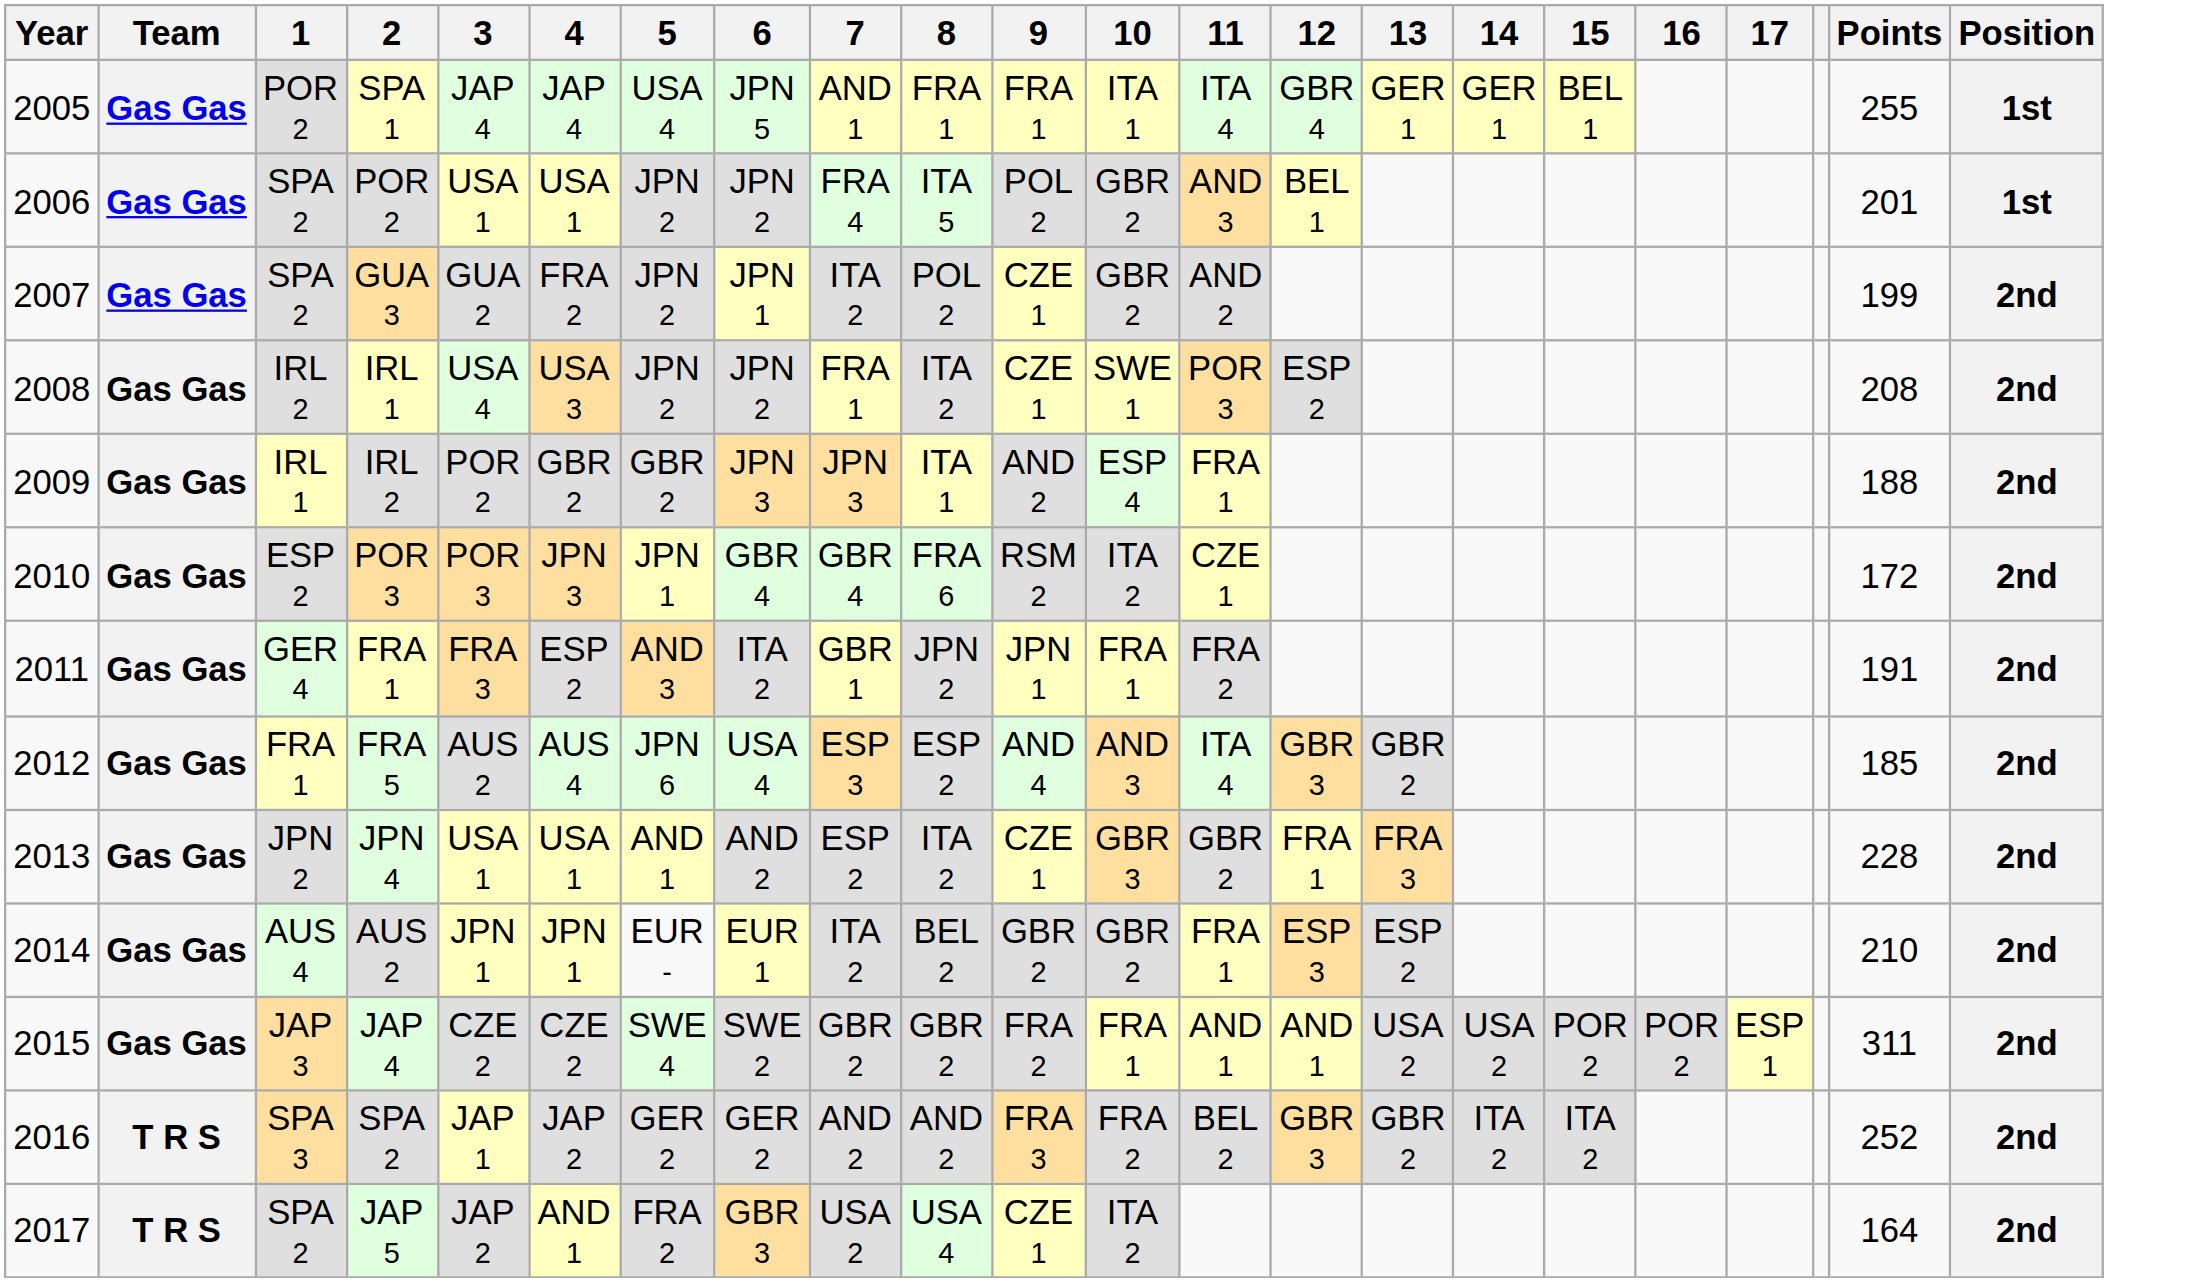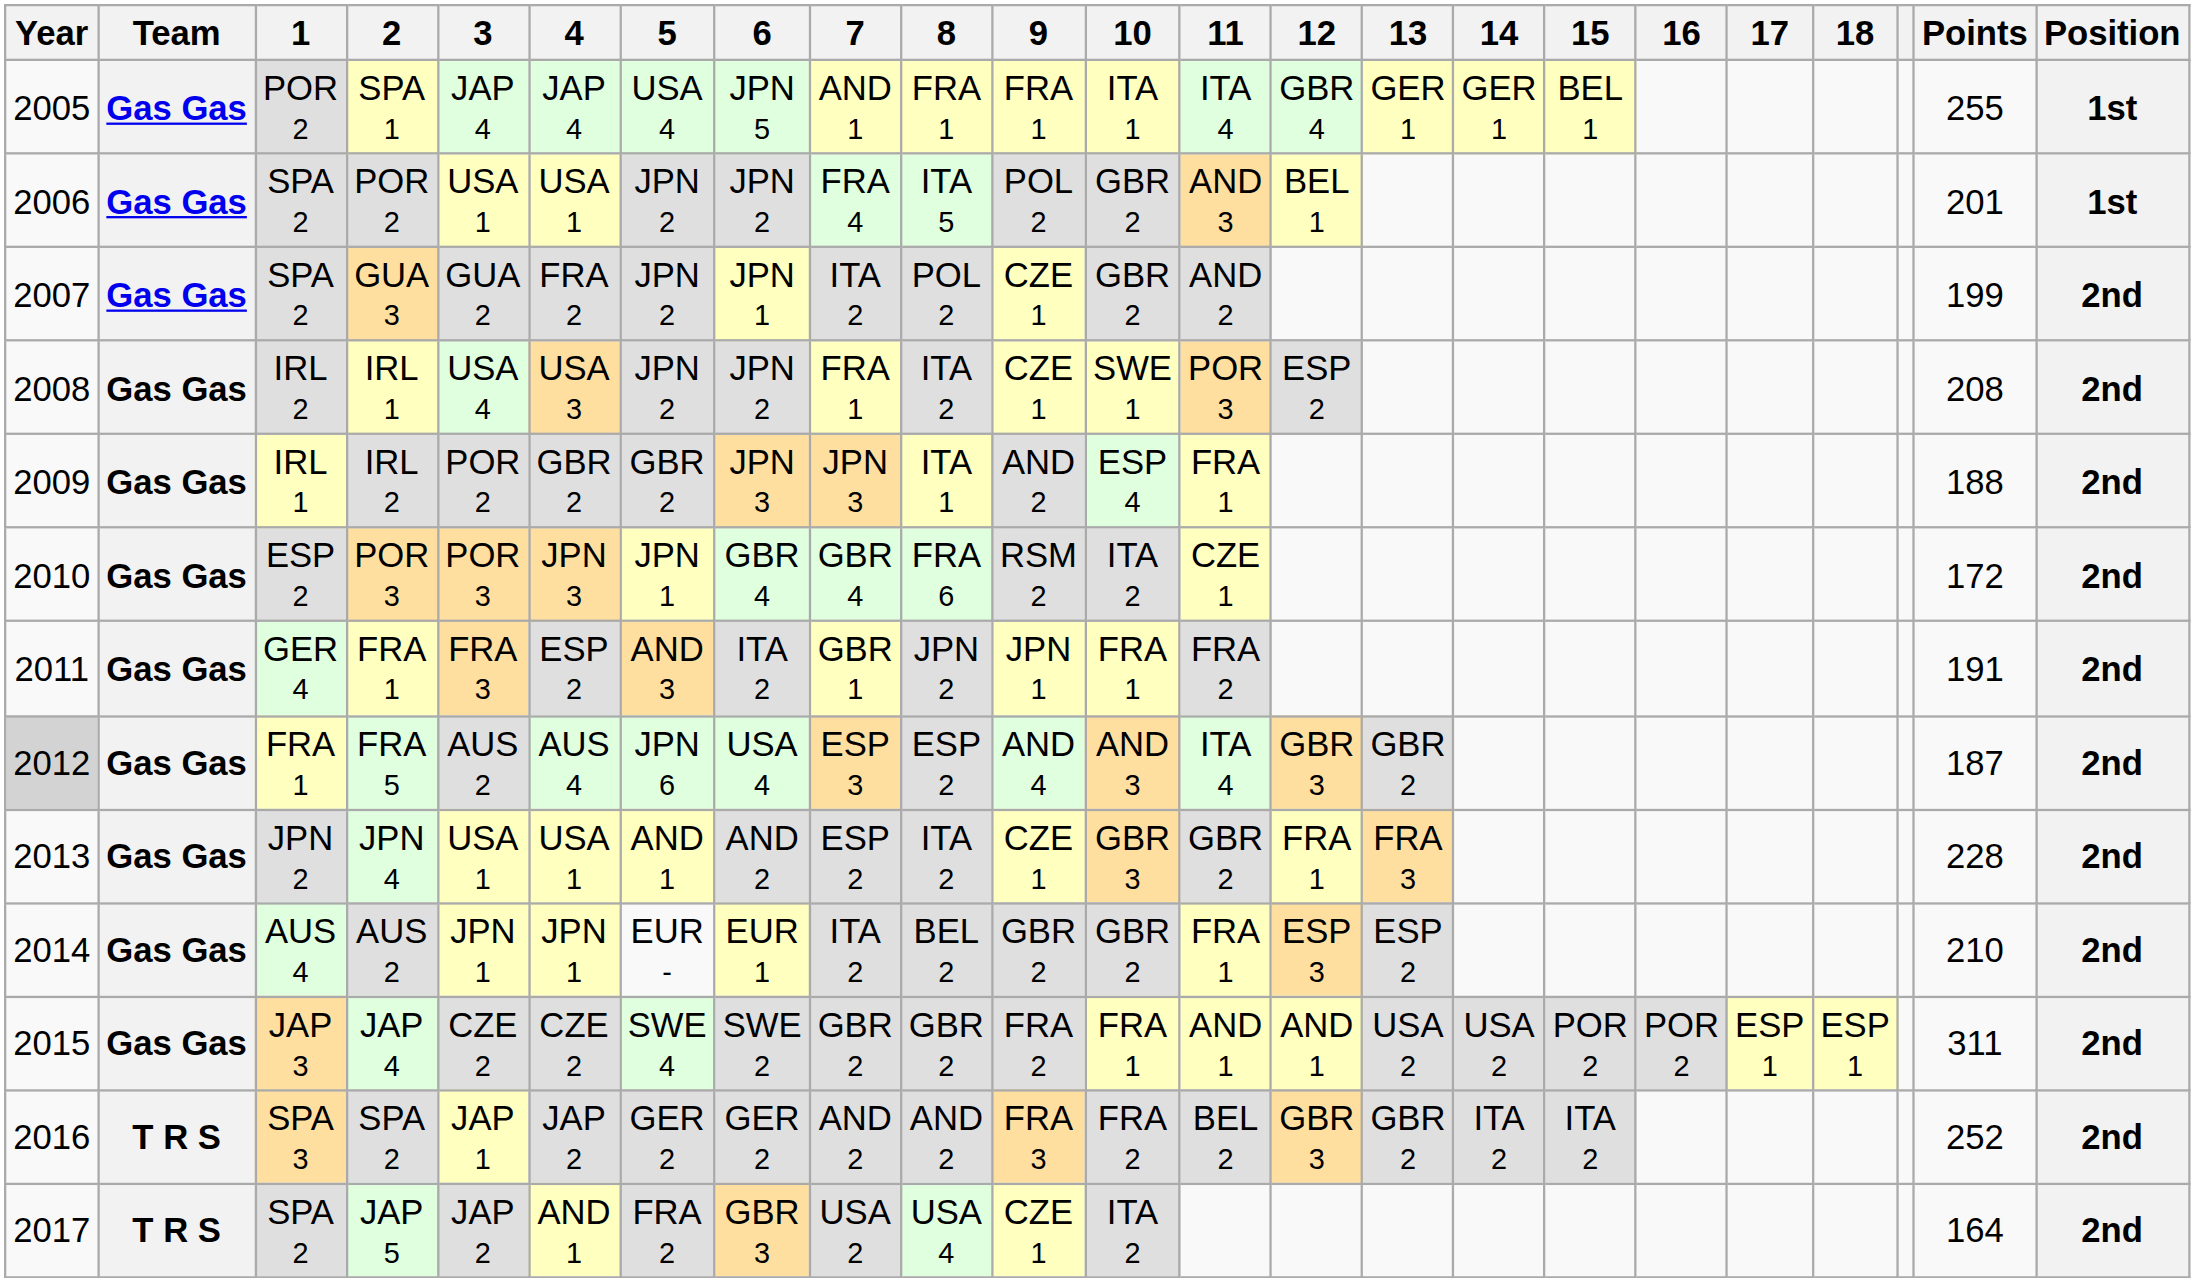+ column: (1855, 33)
(52, 762) no background -> (52, 762) lightgrey background
(1889, 762) 185 -> (1975, 762) 187
